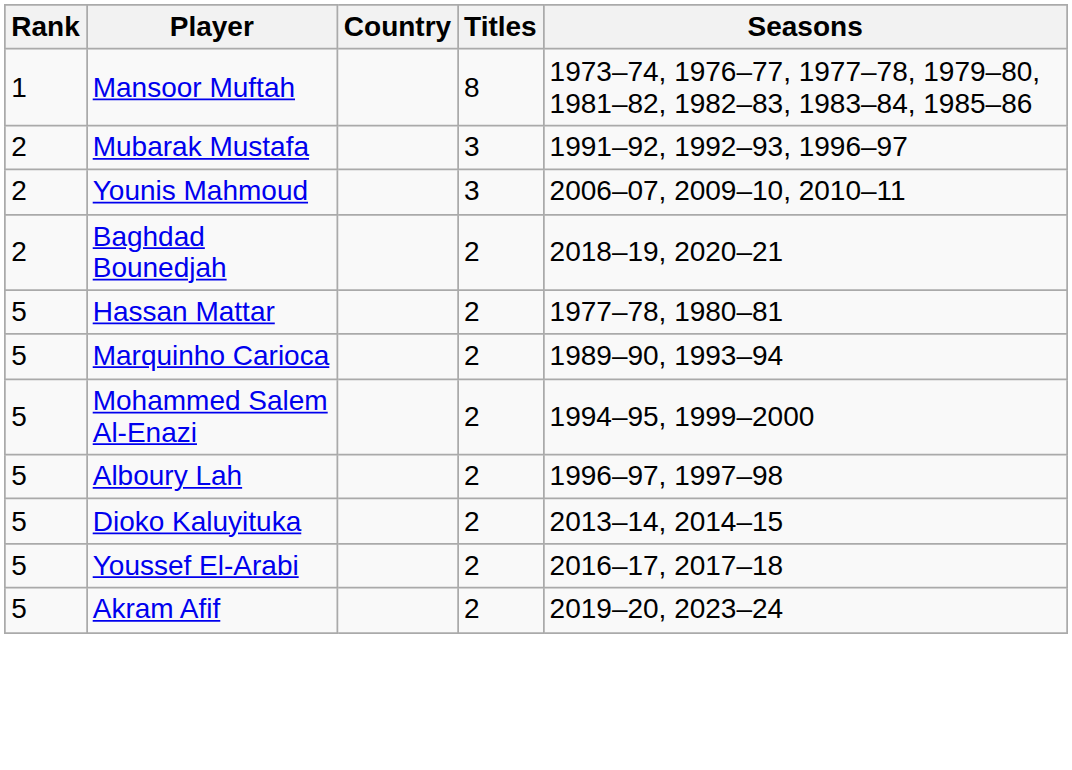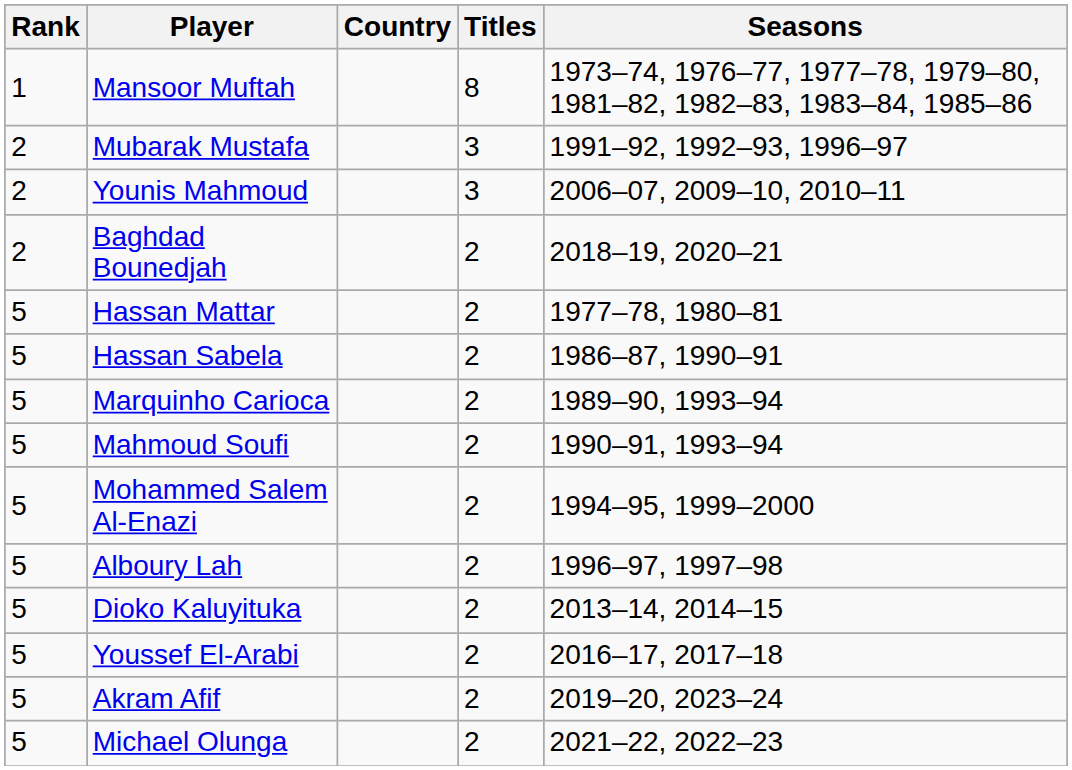+ row: (188, 356)
+ row: (191, 444)
+ row: (190, 742)
